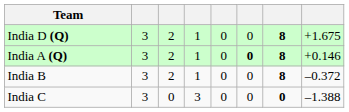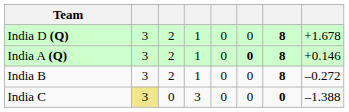(323, 35) +1.675 -> (323, 35) +1.678
(323, 76) –0.372 -> (323, 76) –0.272
(145, 96) no background -> (145, 96) khaki background
